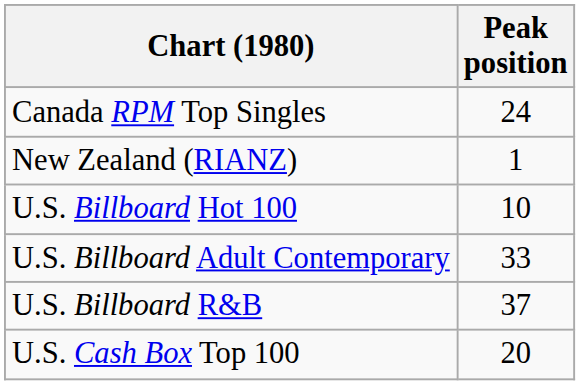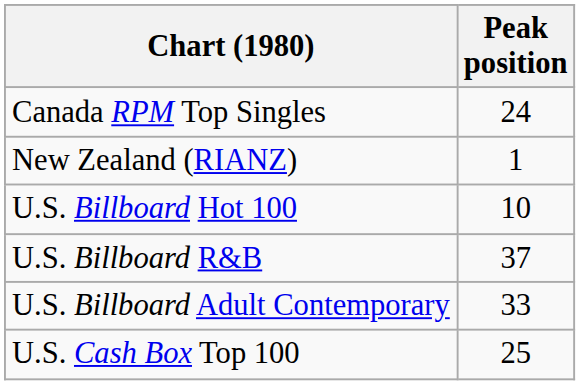rows swapped: (137, 305) <-> (231, 256)
(516, 353) 20 -> (516, 353) 25
